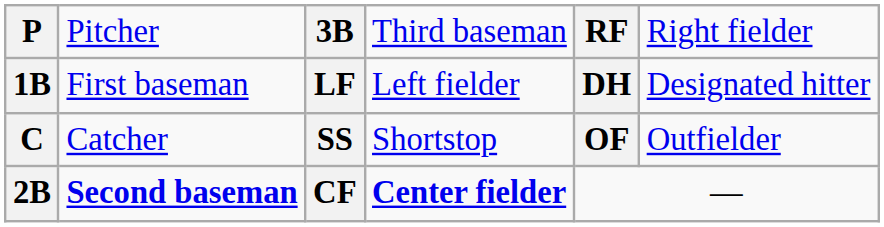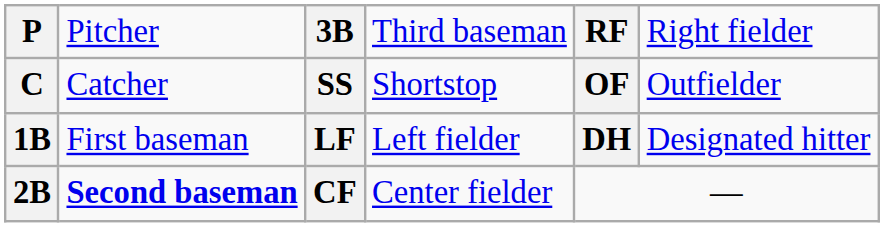rows swapped: (335, 138) <-> (335, 84)
(469, 192) bold -> (462, 192) normal
